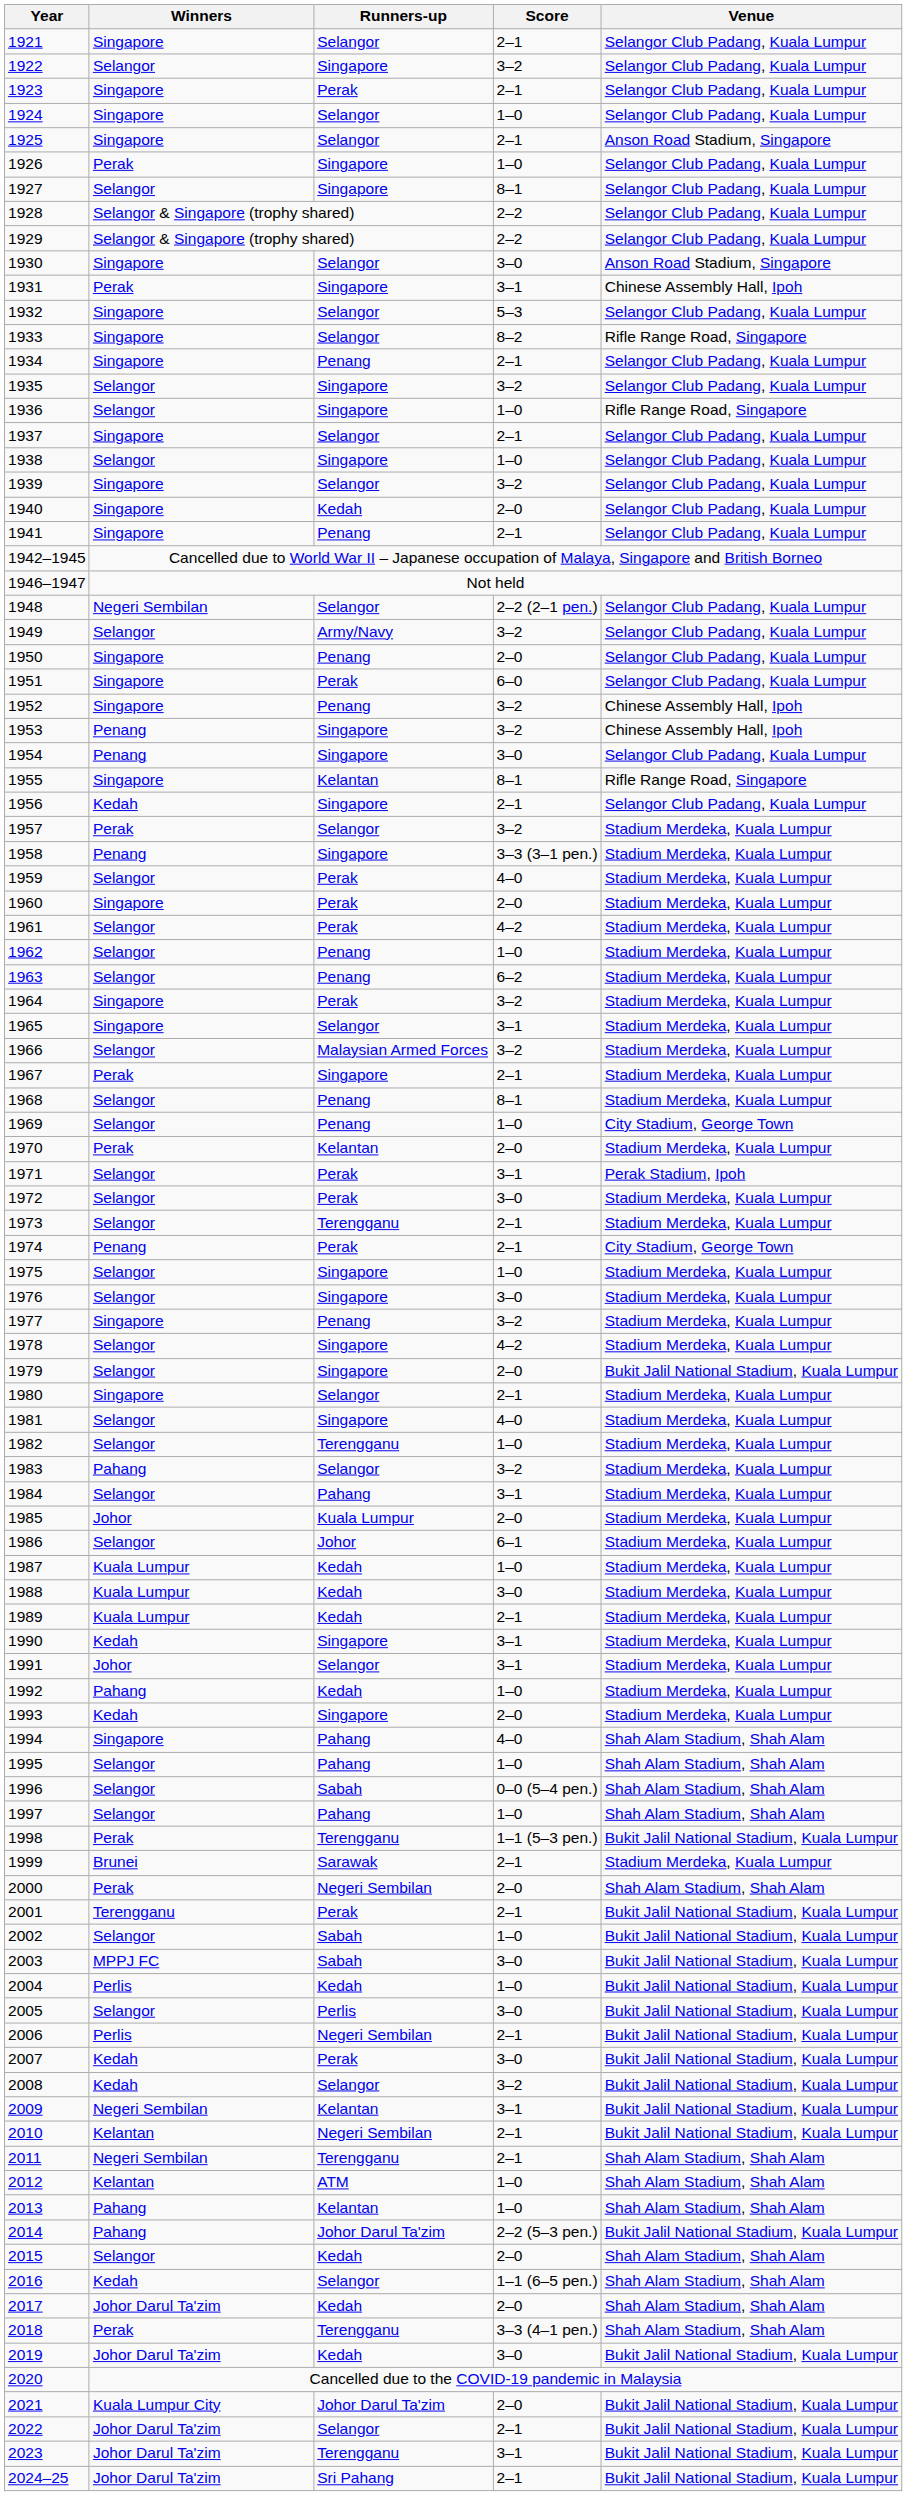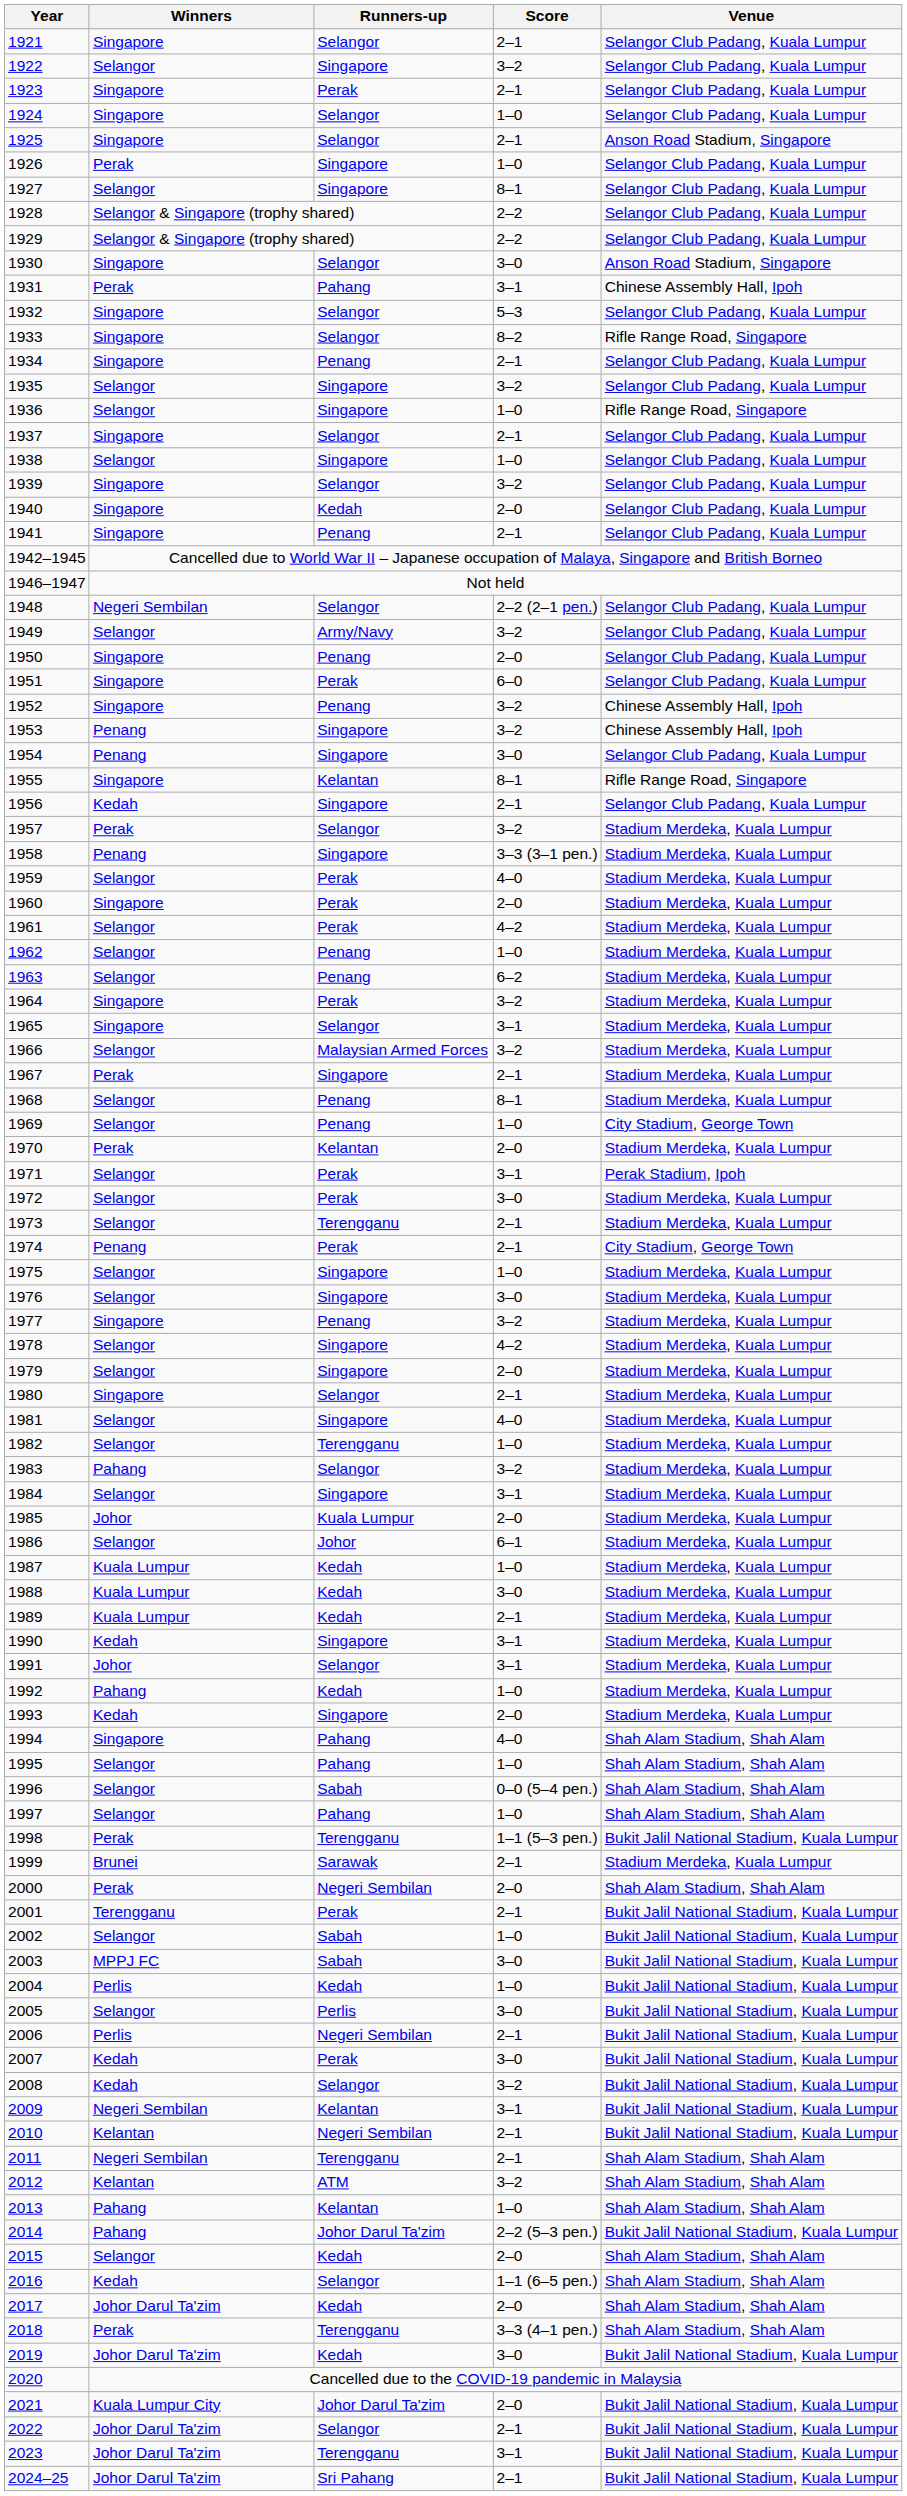(353, 287) Singapore -> (344, 287) Pahang
(751, 1370) Bukit Jalil National Stadium, Kuala Lumpur -> (718, 1370) Stadium Merdeka, Kuala Lumpur
(344, 1493) Pahang -> (353, 1493) Singapore
(510, 2182) 1–0 -> (510, 2182) 3–2
